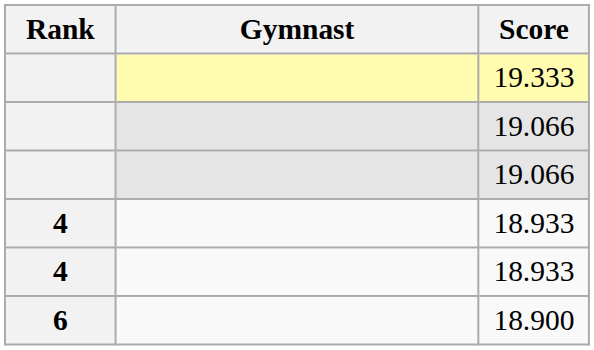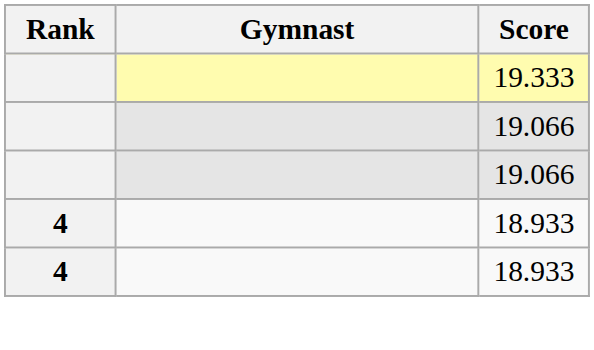- row: (60, 320)
